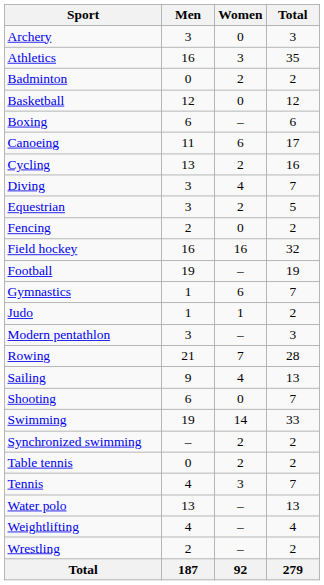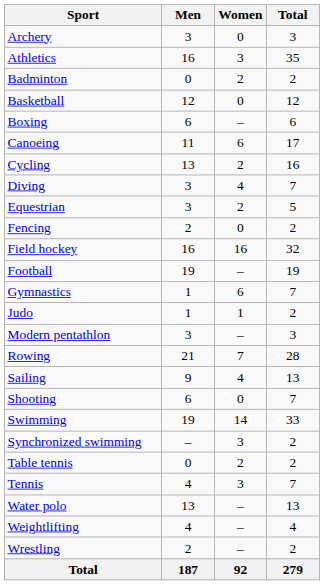(240, 441) 2 -> (240, 441) 3
